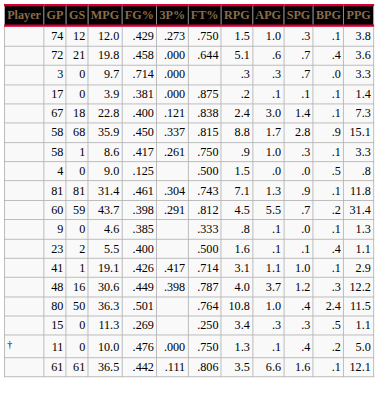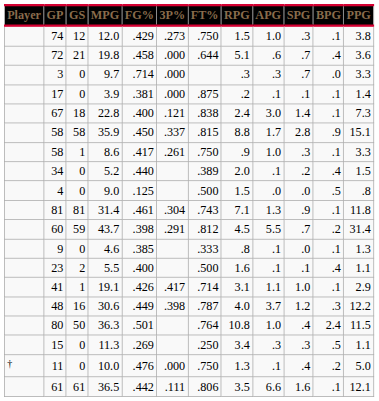(79, 132) 68 -> (79, 132) 58
+ row: (112, 171)
